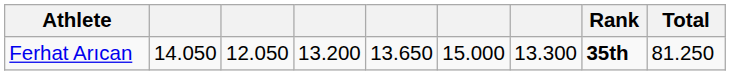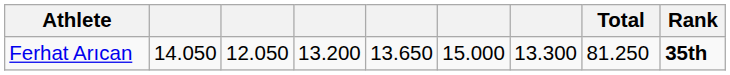columns swapped: (686, 20) <-> (614, 20)
